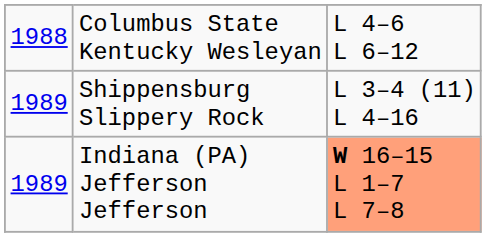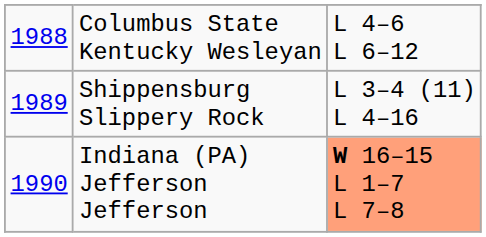(39, 184) 1989 -> (39, 184) 1990
